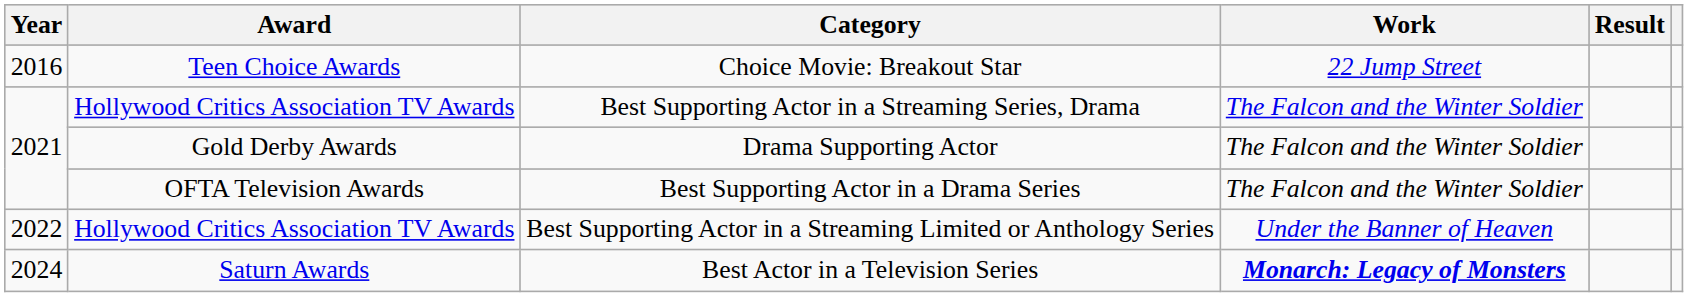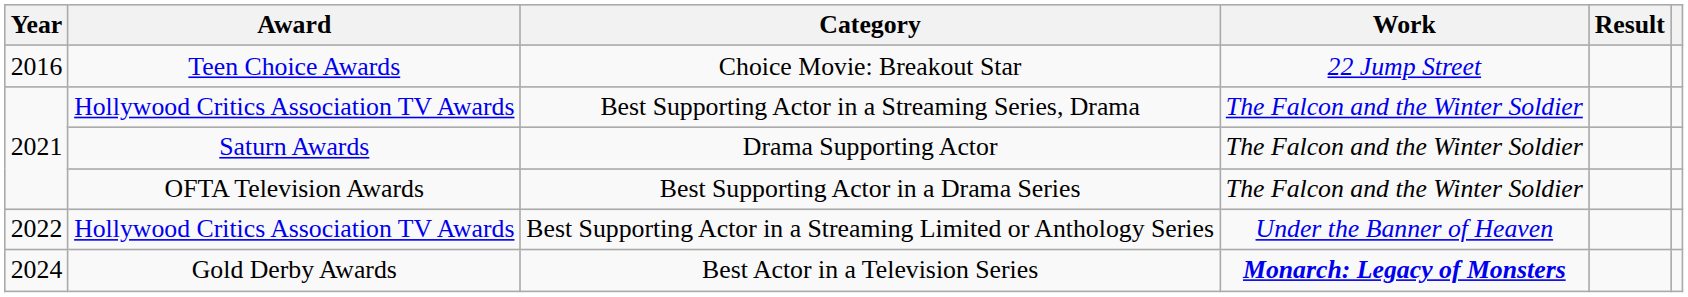(294, 147) Gold Derby Awards -> (294, 147) Saturn Awards
(294, 270) Saturn Awards -> (294, 270) Gold Derby Awards
